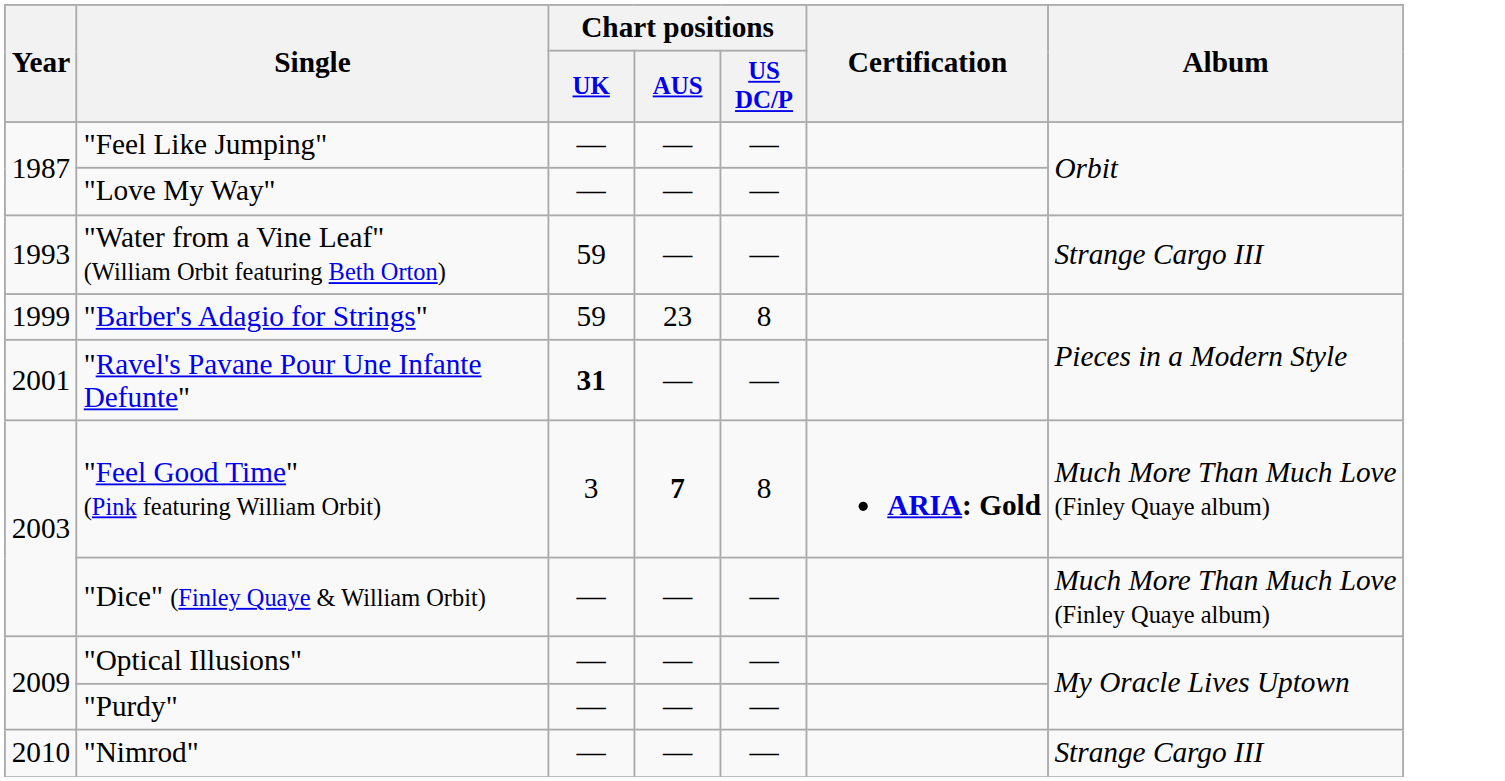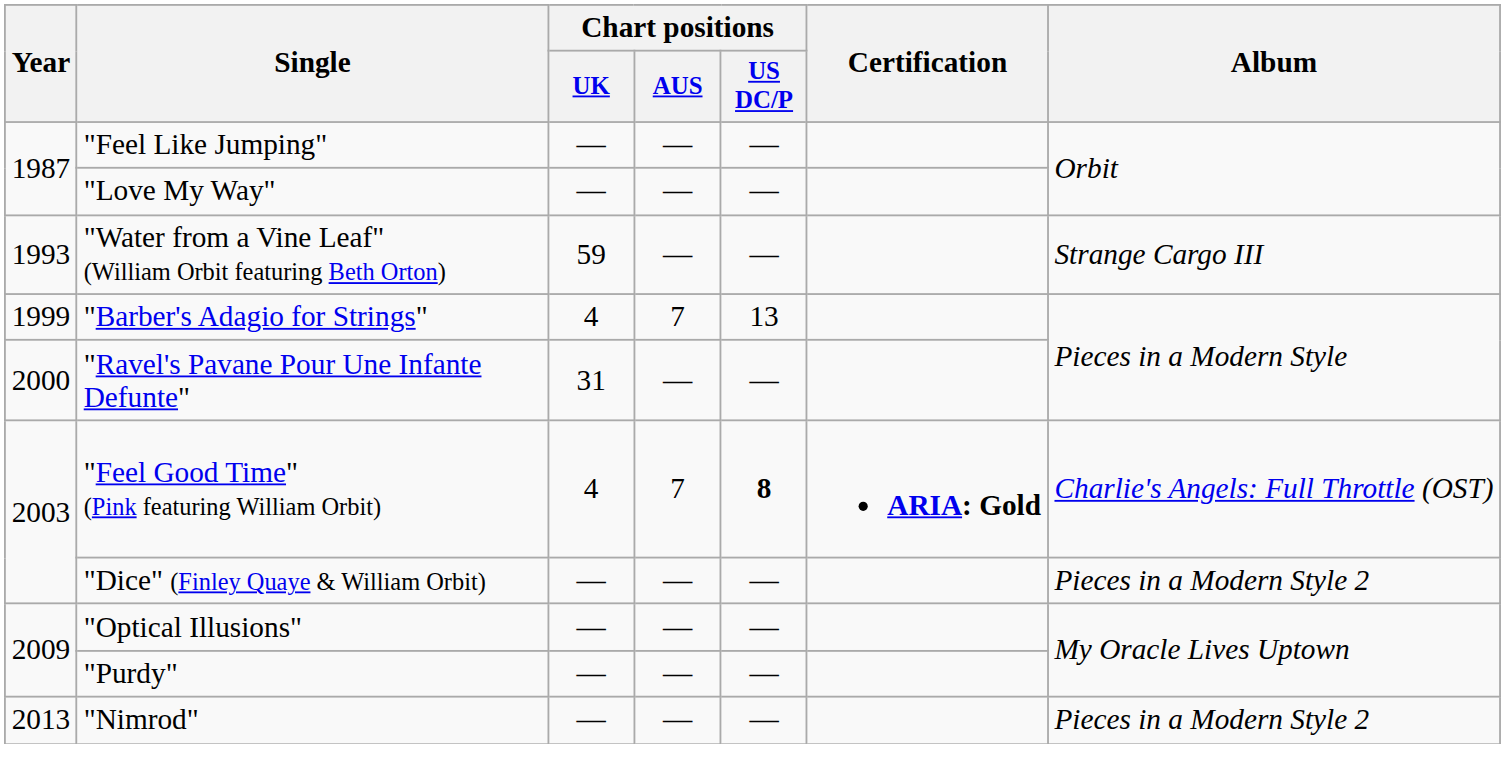(591, 316) 59 -> (591, 316) 4
(678, 316) 23 -> (678, 316) 7
(764, 316) 8 -> (764, 316) 13
(41, 379) 2001 -> (41, 379) 2000
(591, 379) bold -> (591, 379) normal
(591, 488) 3 -> (591, 488) 4
(678, 488) bold -> (678, 488) normal
(764, 488) normal -> (764, 488) bold
(1226, 488) Much More Than Much Love (Finley Quaye album) -> (1274, 488) Charlie's Angels: Full Throttle (OST)
(1226, 596) Much More Than Much Love (Finley Quaye album) -> (1212, 580) Pieces in a Modern Style 2
(41, 752) 2010 -> (41, 719) 2013
(1159, 752) Strange Cargo III -> (1212, 719) Pieces in a Modern Style 2
